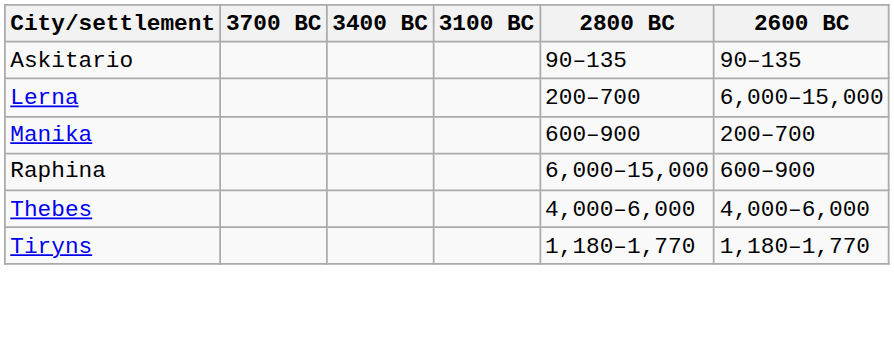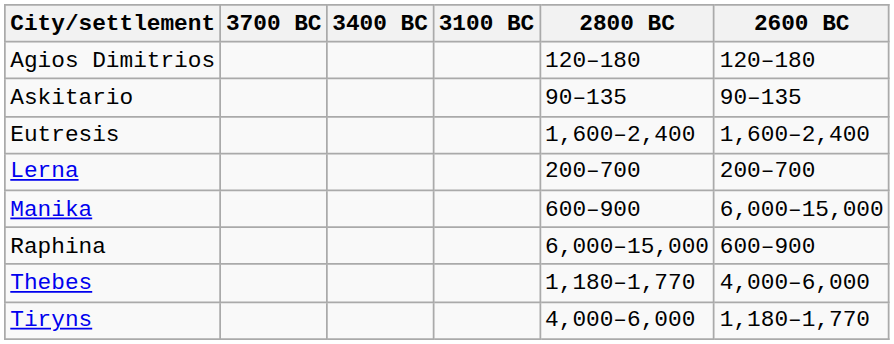+ row: (113, 60)
+ row: (65, 135)
(802, 98) 6,000–15,000 -> (768, 172) 200–700
(768, 135) 200–700 -> (802, 209) 6,000–15,000
(620, 209) 4,000–6,000 -> (620, 283) 1,180–1,770
(620, 246) 1,180–1,770 -> (620, 320) 4,000–6,000
